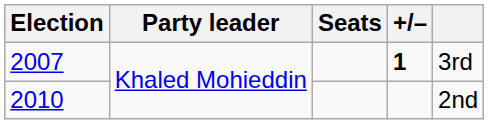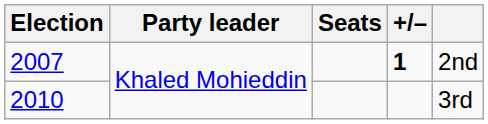(455, 61) 3rd -> (458, 61) 2nd
(458, 99) 2nd -> (455, 99) 3rd
